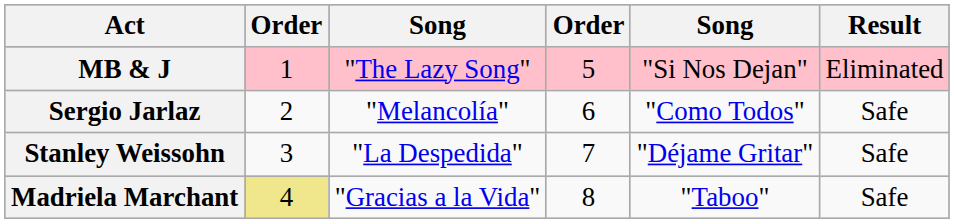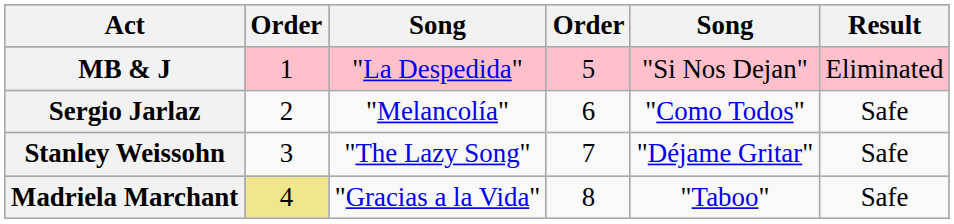(437, 68) "The Lazy Song" -> (437, 68) "La Despedida"
(437, 153) "La Despedida" -> (437, 153) "The Lazy Song"
